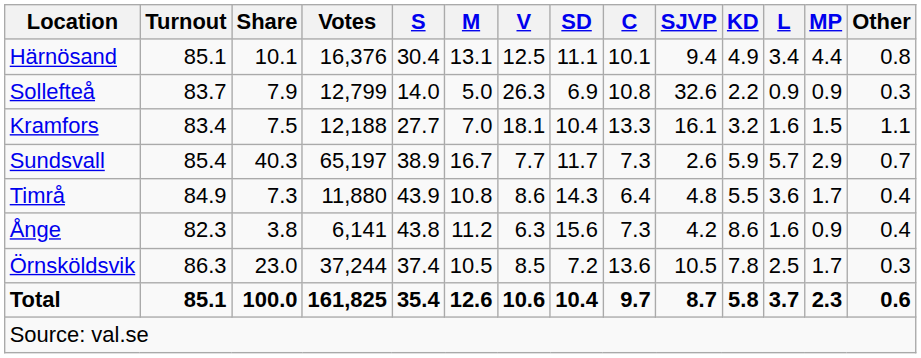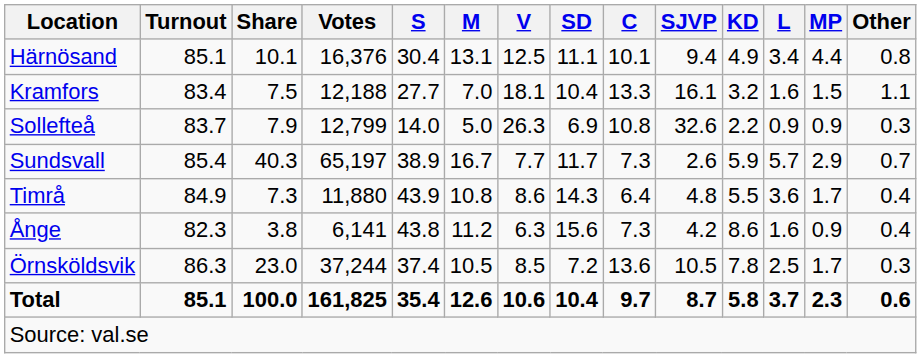rows swapped: (54, 126) <-> (52, 91)
